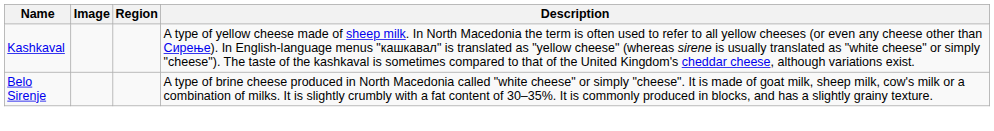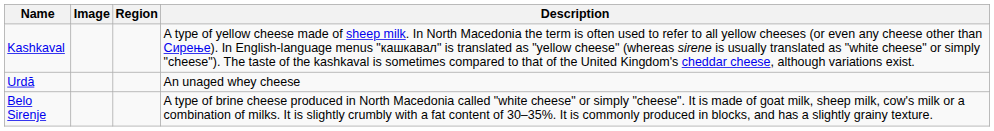+ row: (21, 82)
